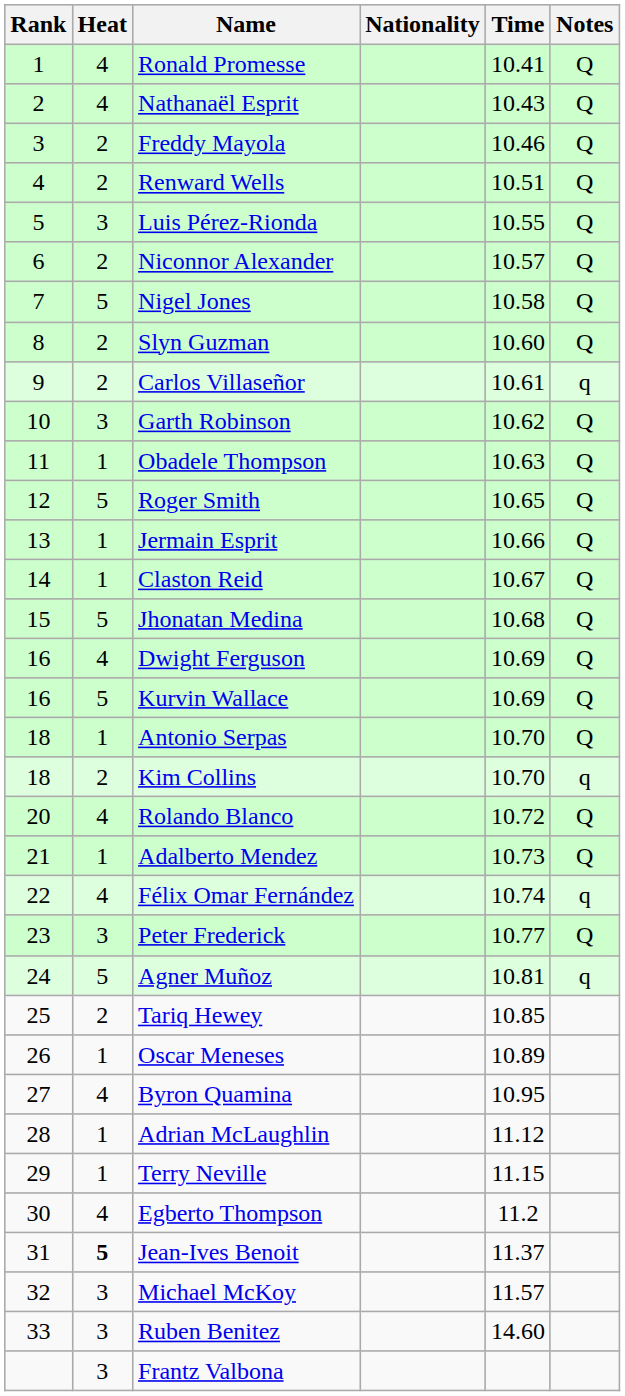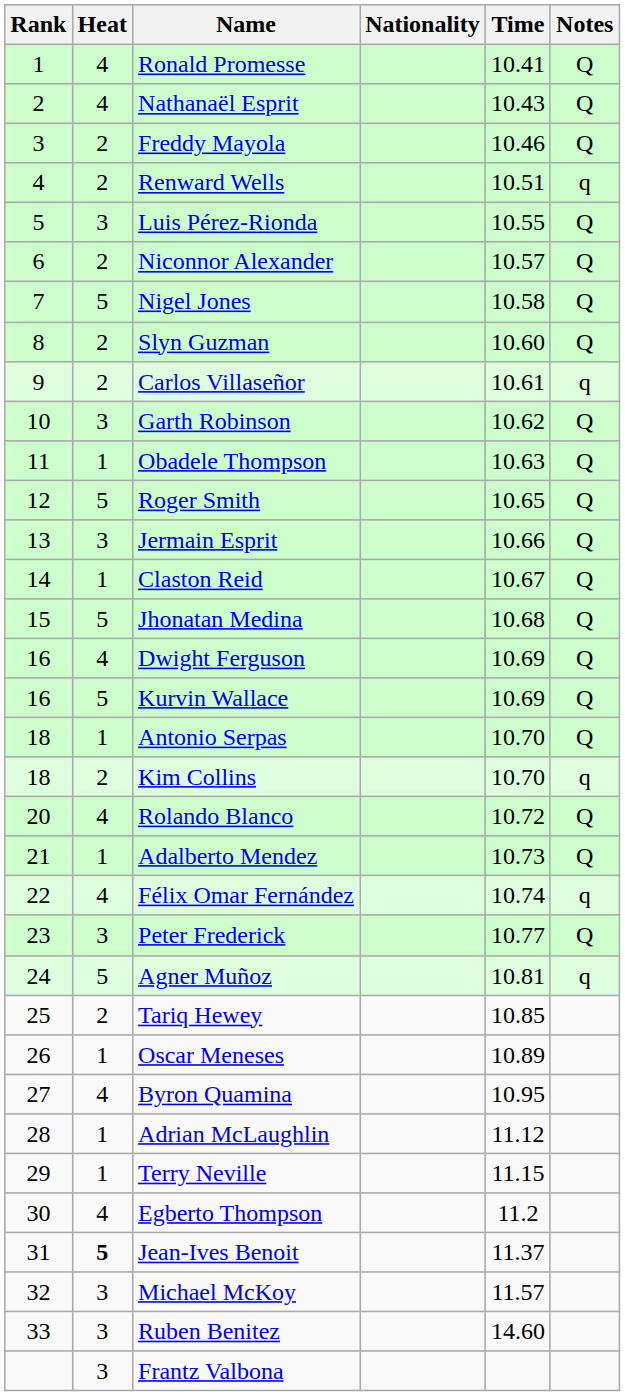(585, 182) Q -> (585, 182) q
(102, 539) 1 -> (102, 539) 3
